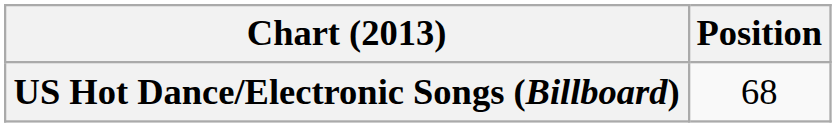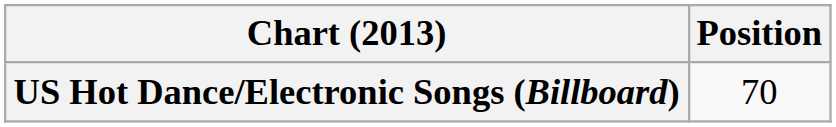(759, 91) 68 -> (759, 91) 70
